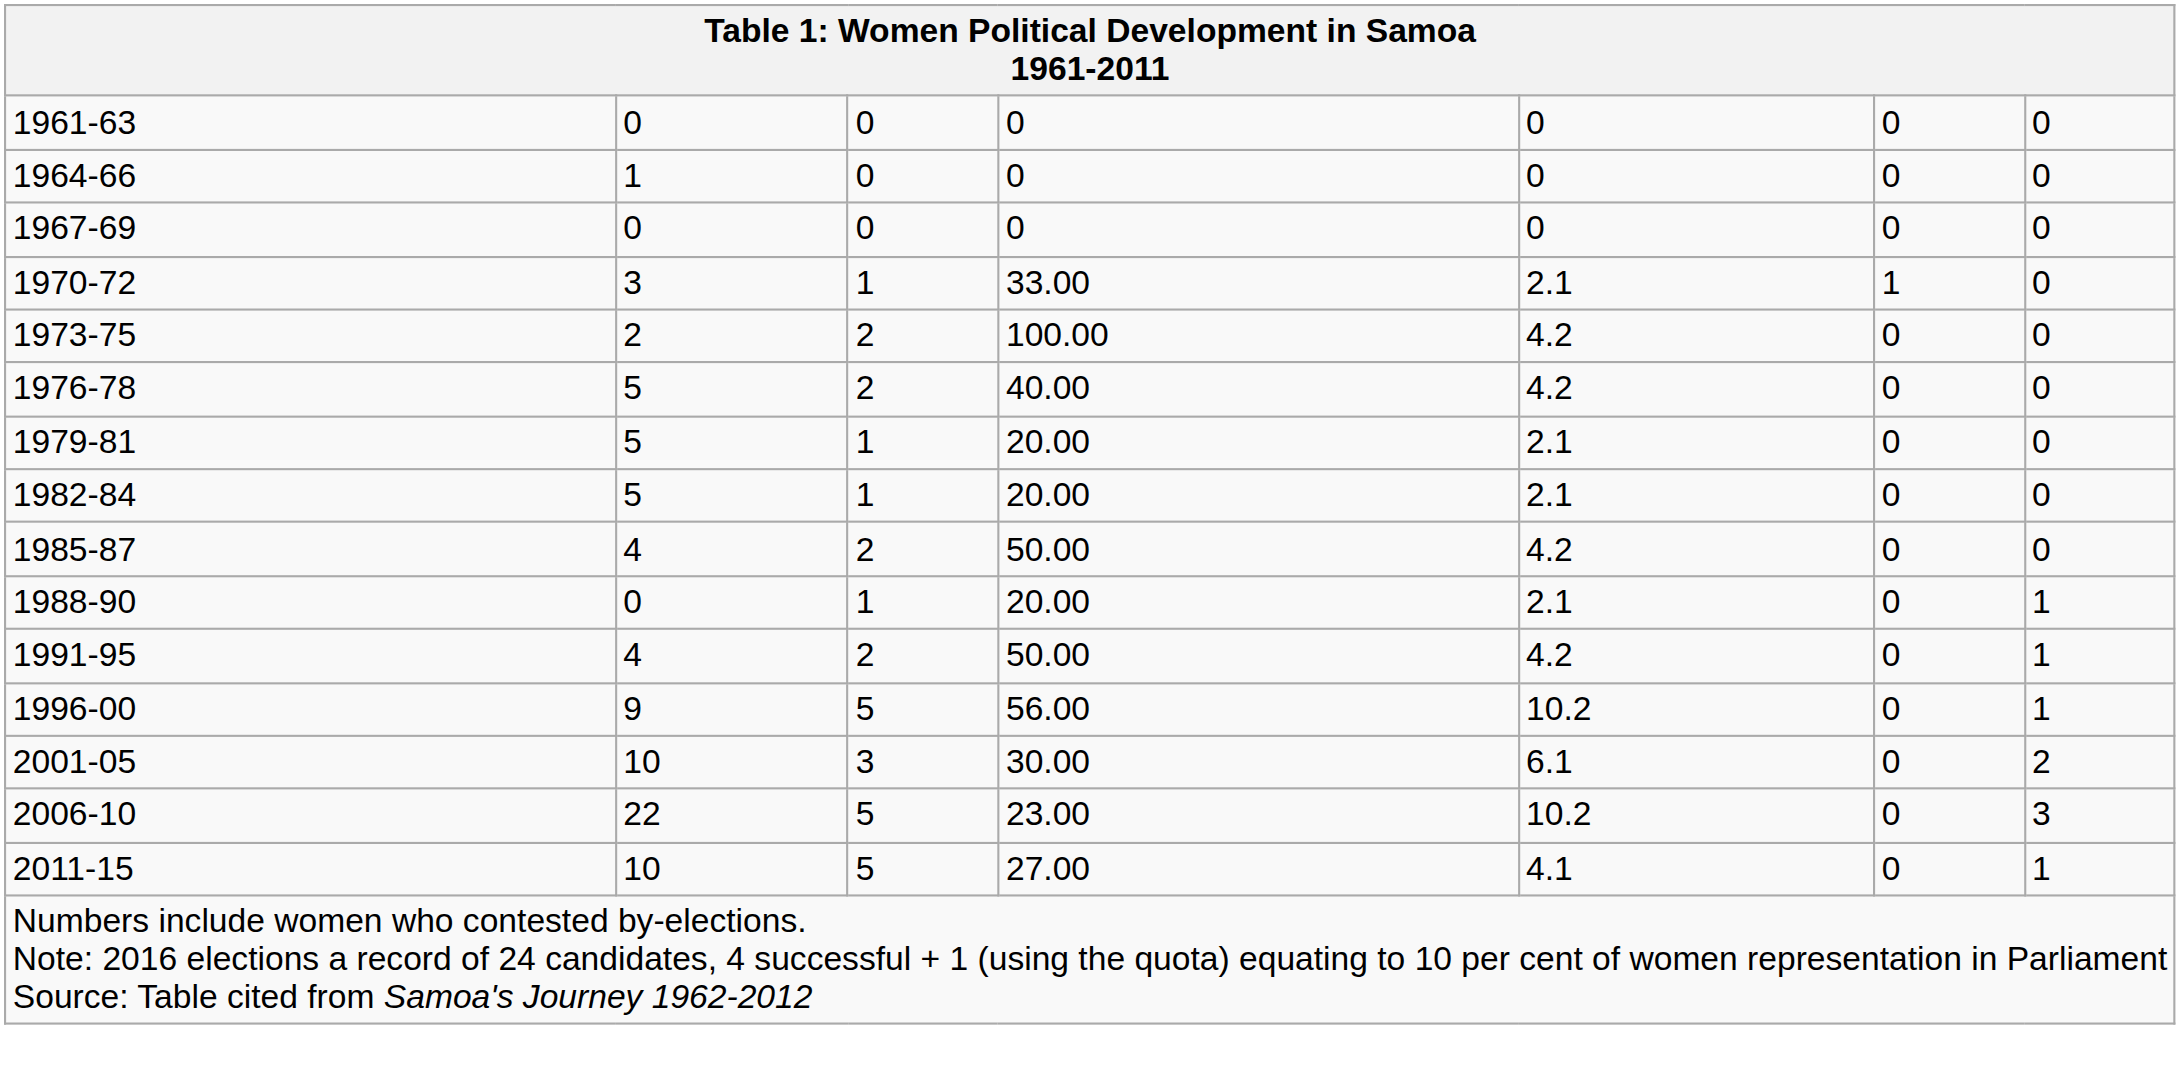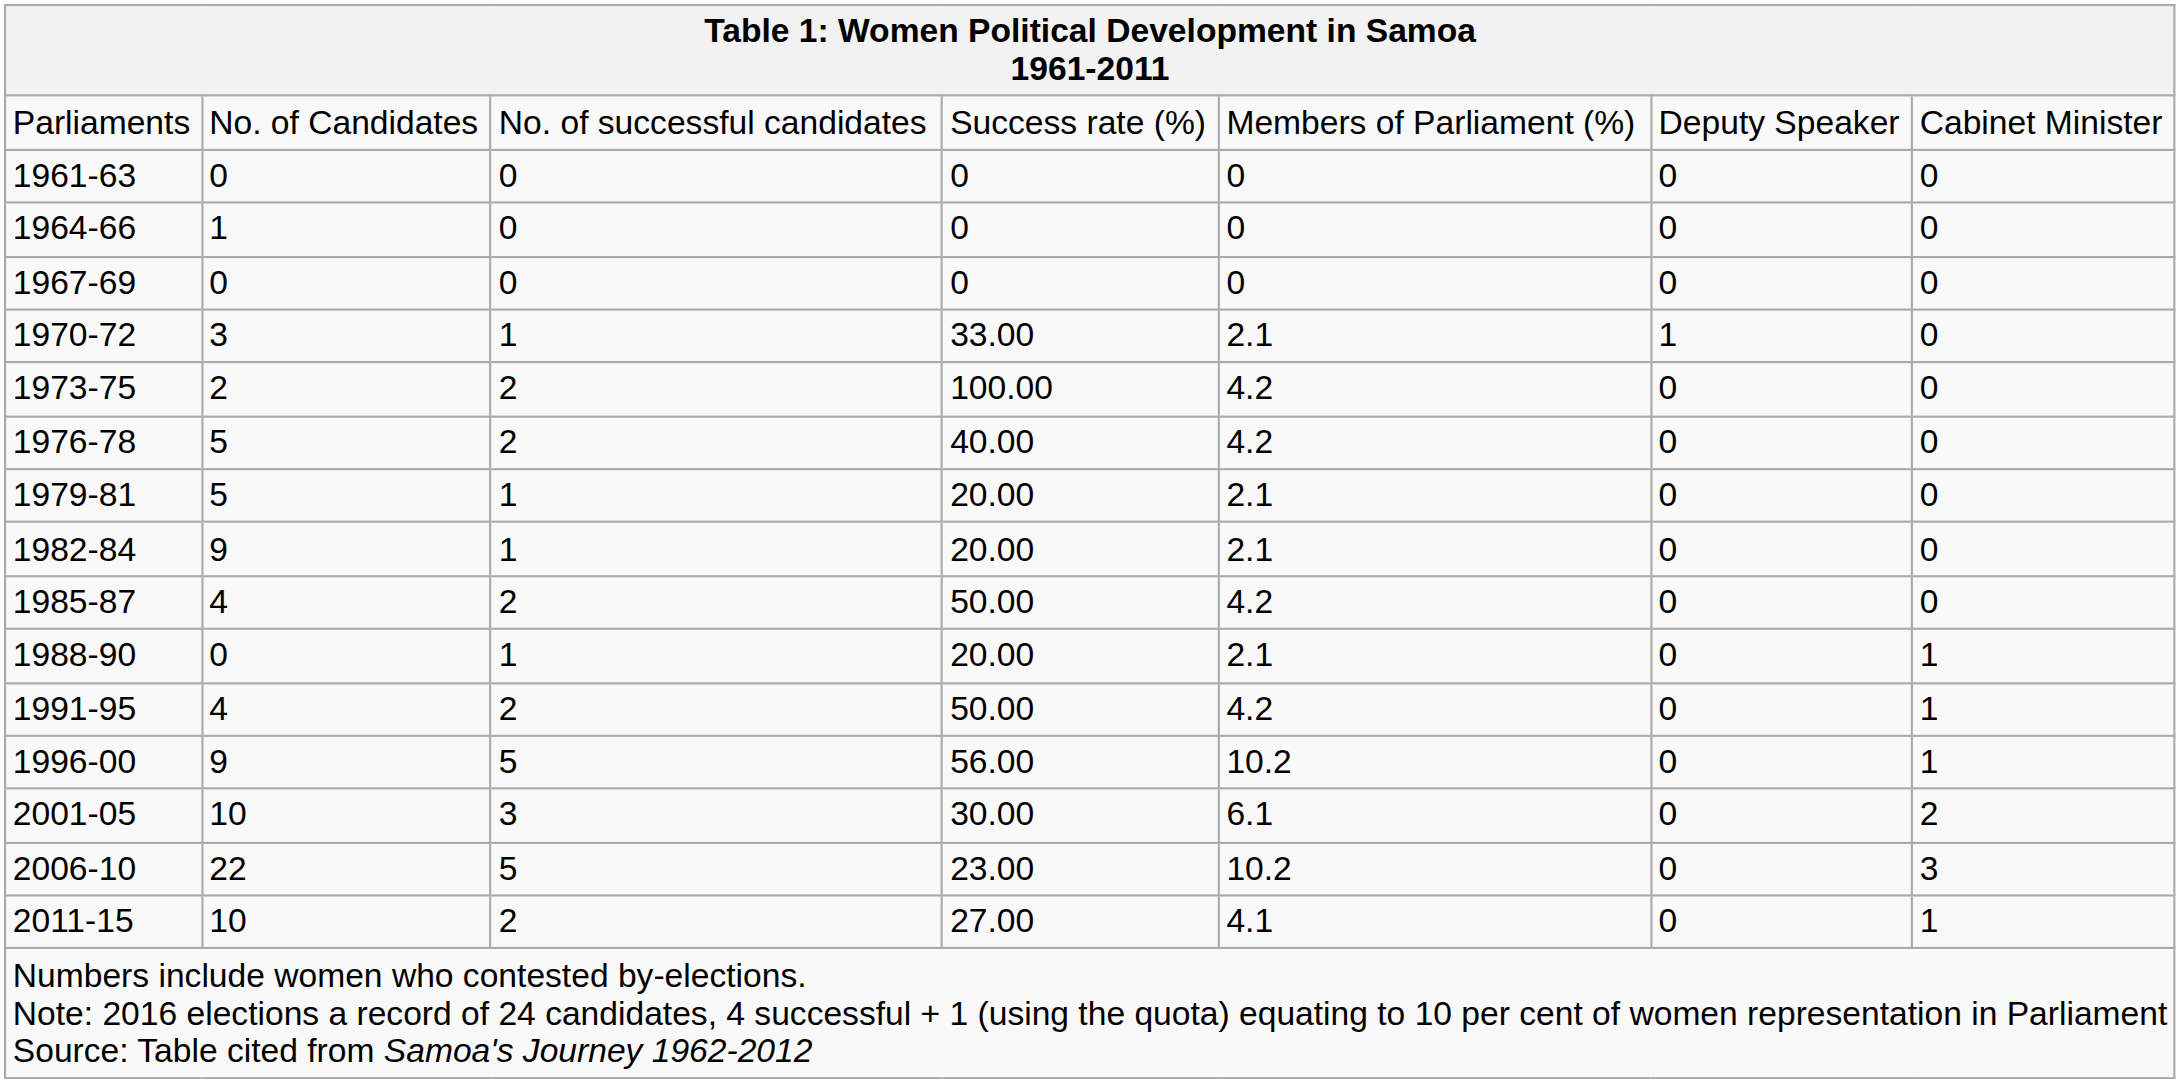+ row: (102, 122)
(633, 495) 5 -> (219, 548) 9
(865, 868) 5 -> (508, 921) 2
